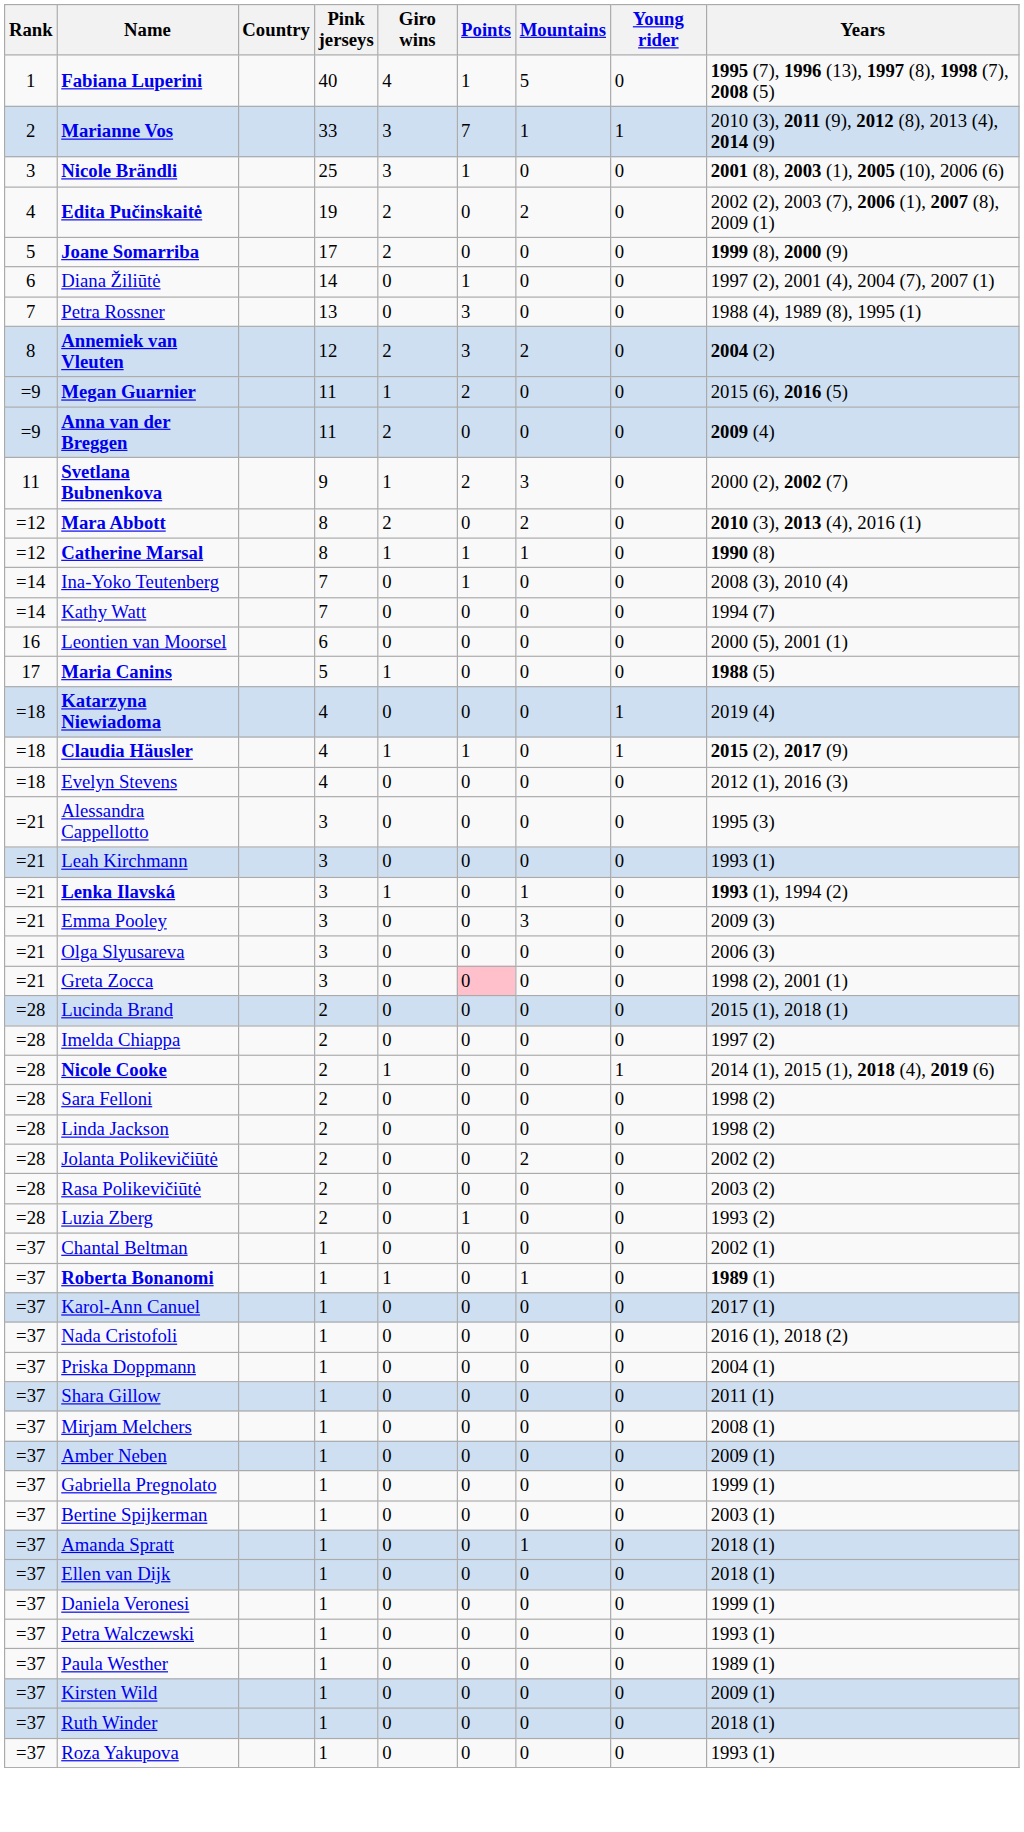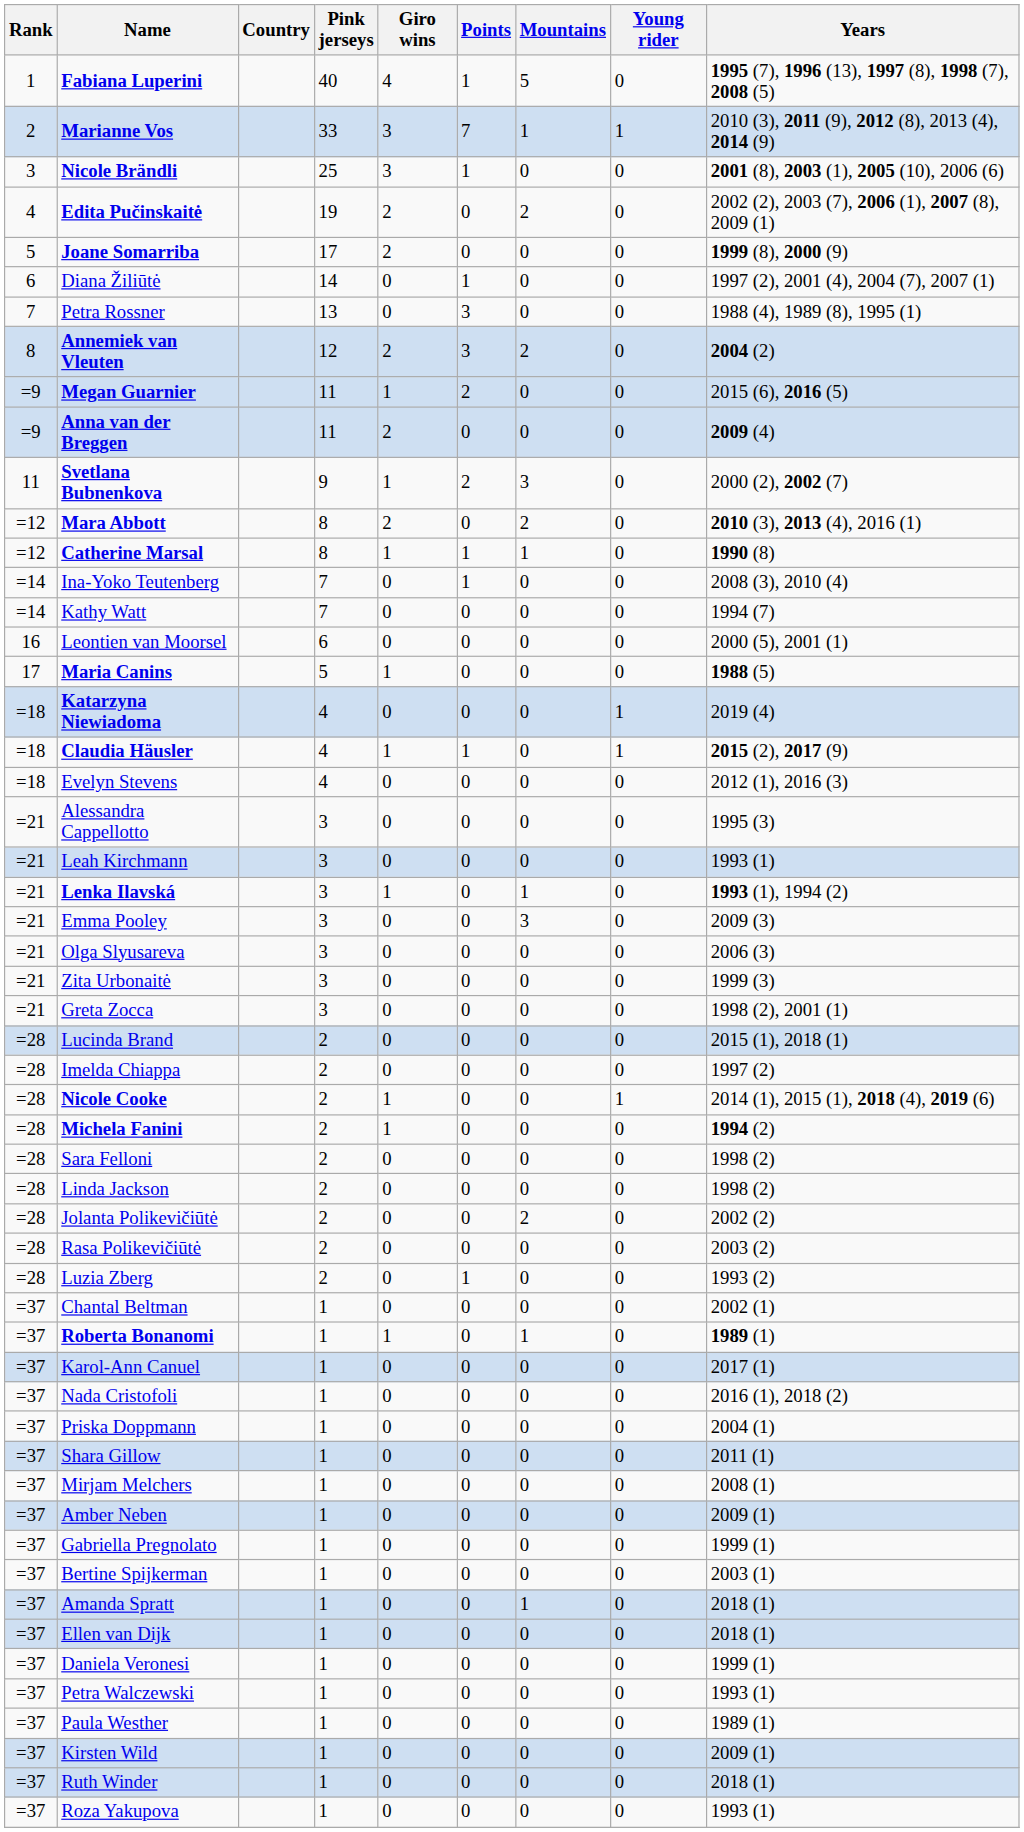+ row: (116, 980)
(466, 980) pink background -> (466, 1010) no background
+ row: (122, 1129)
